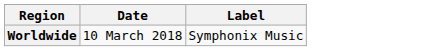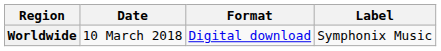+ column: (250, 15)
